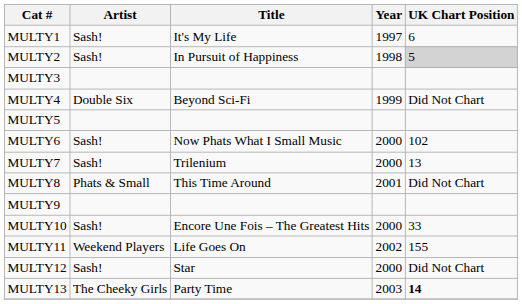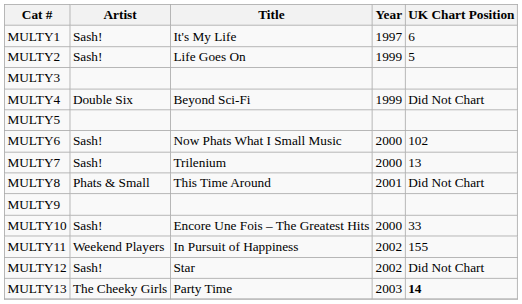(236, 57) In Pursuit of Happiness -> (210, 57) Life Goes On
(389, 57) 1998 -> (389, 57) 1999
(411, 57) lightgrey background -> (411, 57) no background
(210, 246) Life Goes On -> (236, 246) In Pursuit of Happiness
(389, 267) 2000 -> (389, 267) 2002
